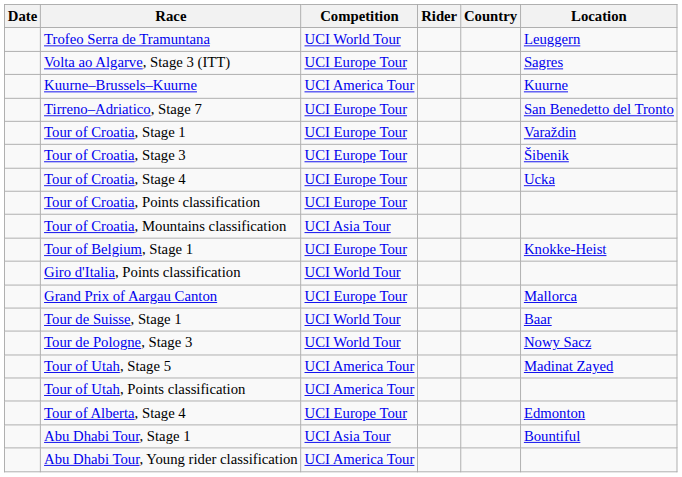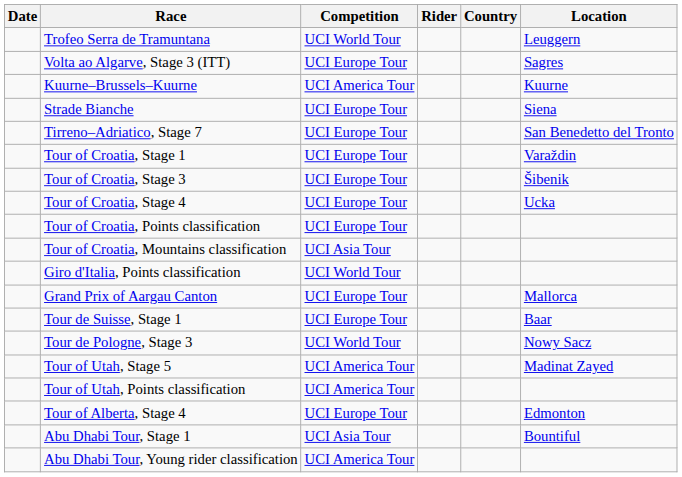+ row: (89, 109)
- row: (119, 249)
(353, 319) UCI World Tour -> (356, 319) UCI Europe Tour
